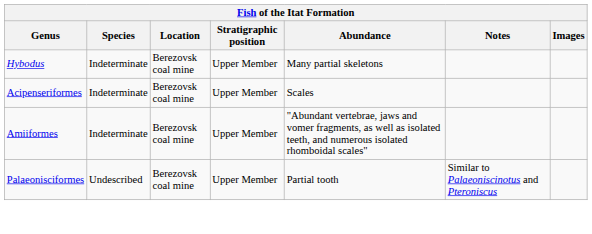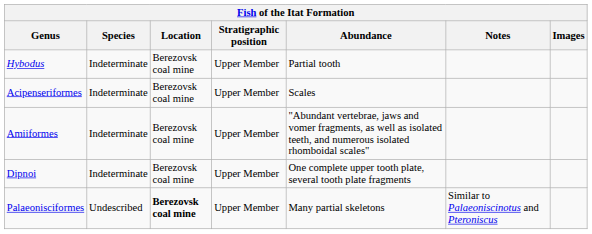(335, 64) Many partial skeletons -> (314, 64) Partial tooth
+ row: (21, 173)
(175, 179) normal -> (176, 208) bold
(313, 179) Partial tooth -> (337, 208) Many partial skeletons
